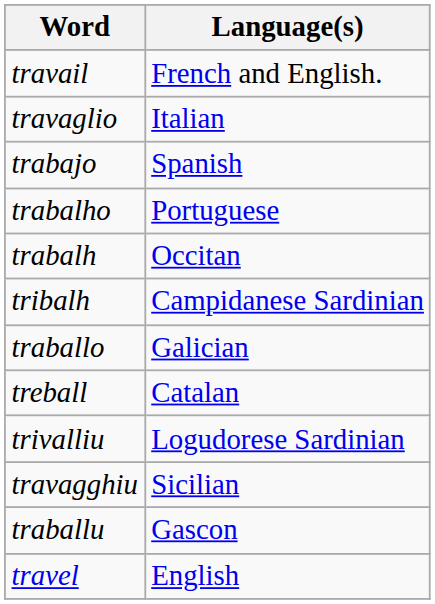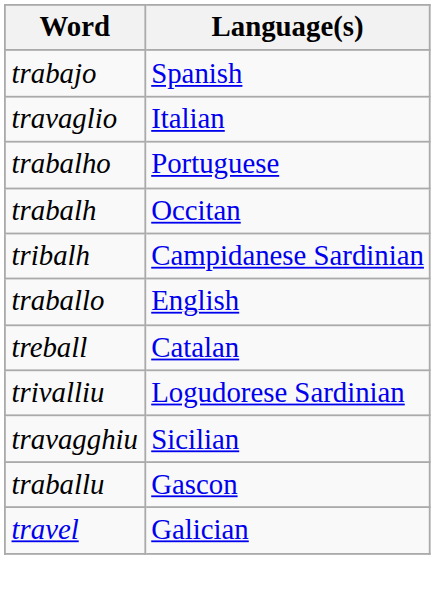- row: (50, 73)
rows swapped: (54, 164) <-> (64, 118)
(200, 347) Galician -> (195, 301) English
(195, 575) English -> (200, 529) Galician
